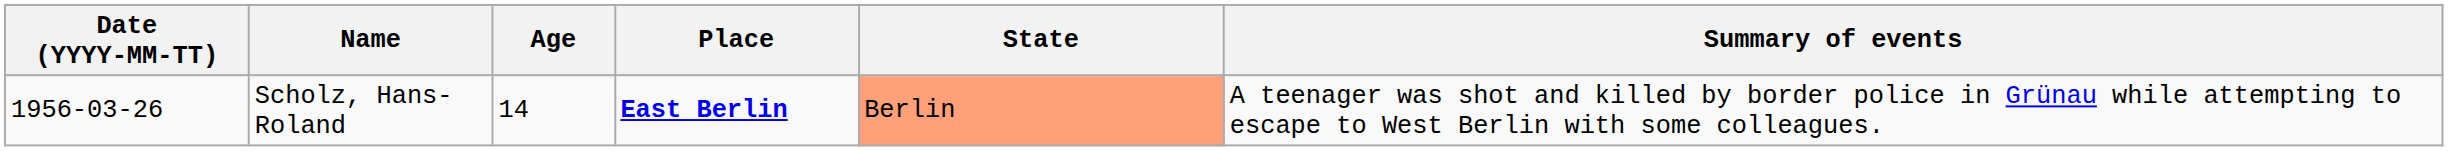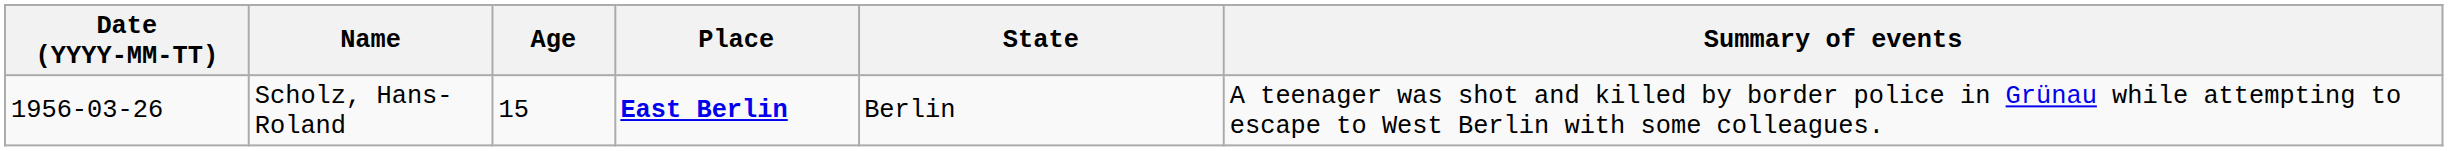(514, 111) 14 -> (514, 111) 15
(910, 111) lightsalmon background -> (910, 111) no background
